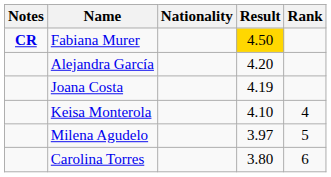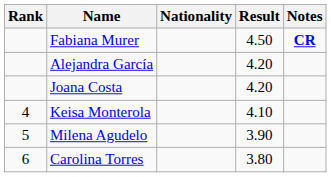columns swapped: (305, 16) <-> (26, 16)
(260, 40) gold background -> (259, 40) no background
(260, 87) 4.19 -> (259, 87) 4.20
(260, 135) 3.97 -> (259, 135) 3.90
